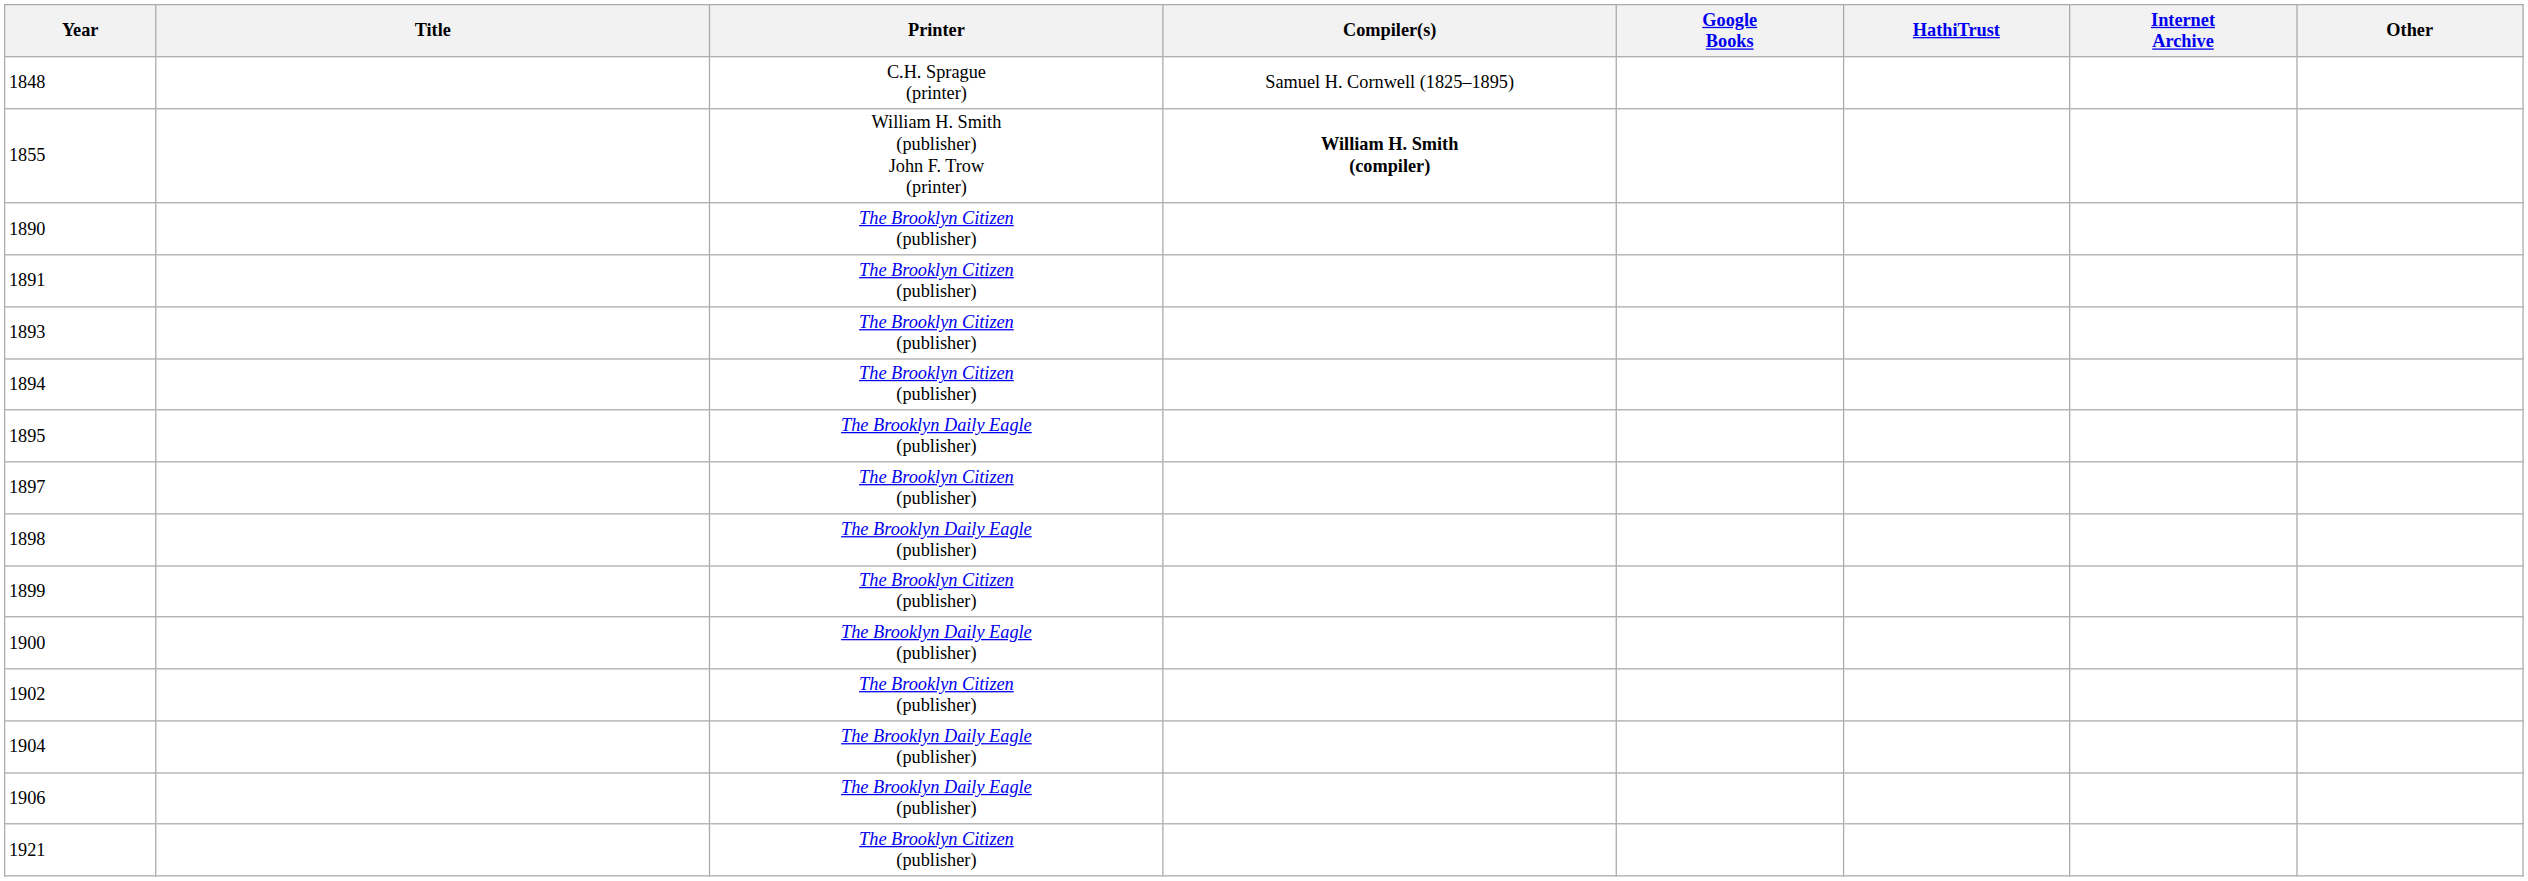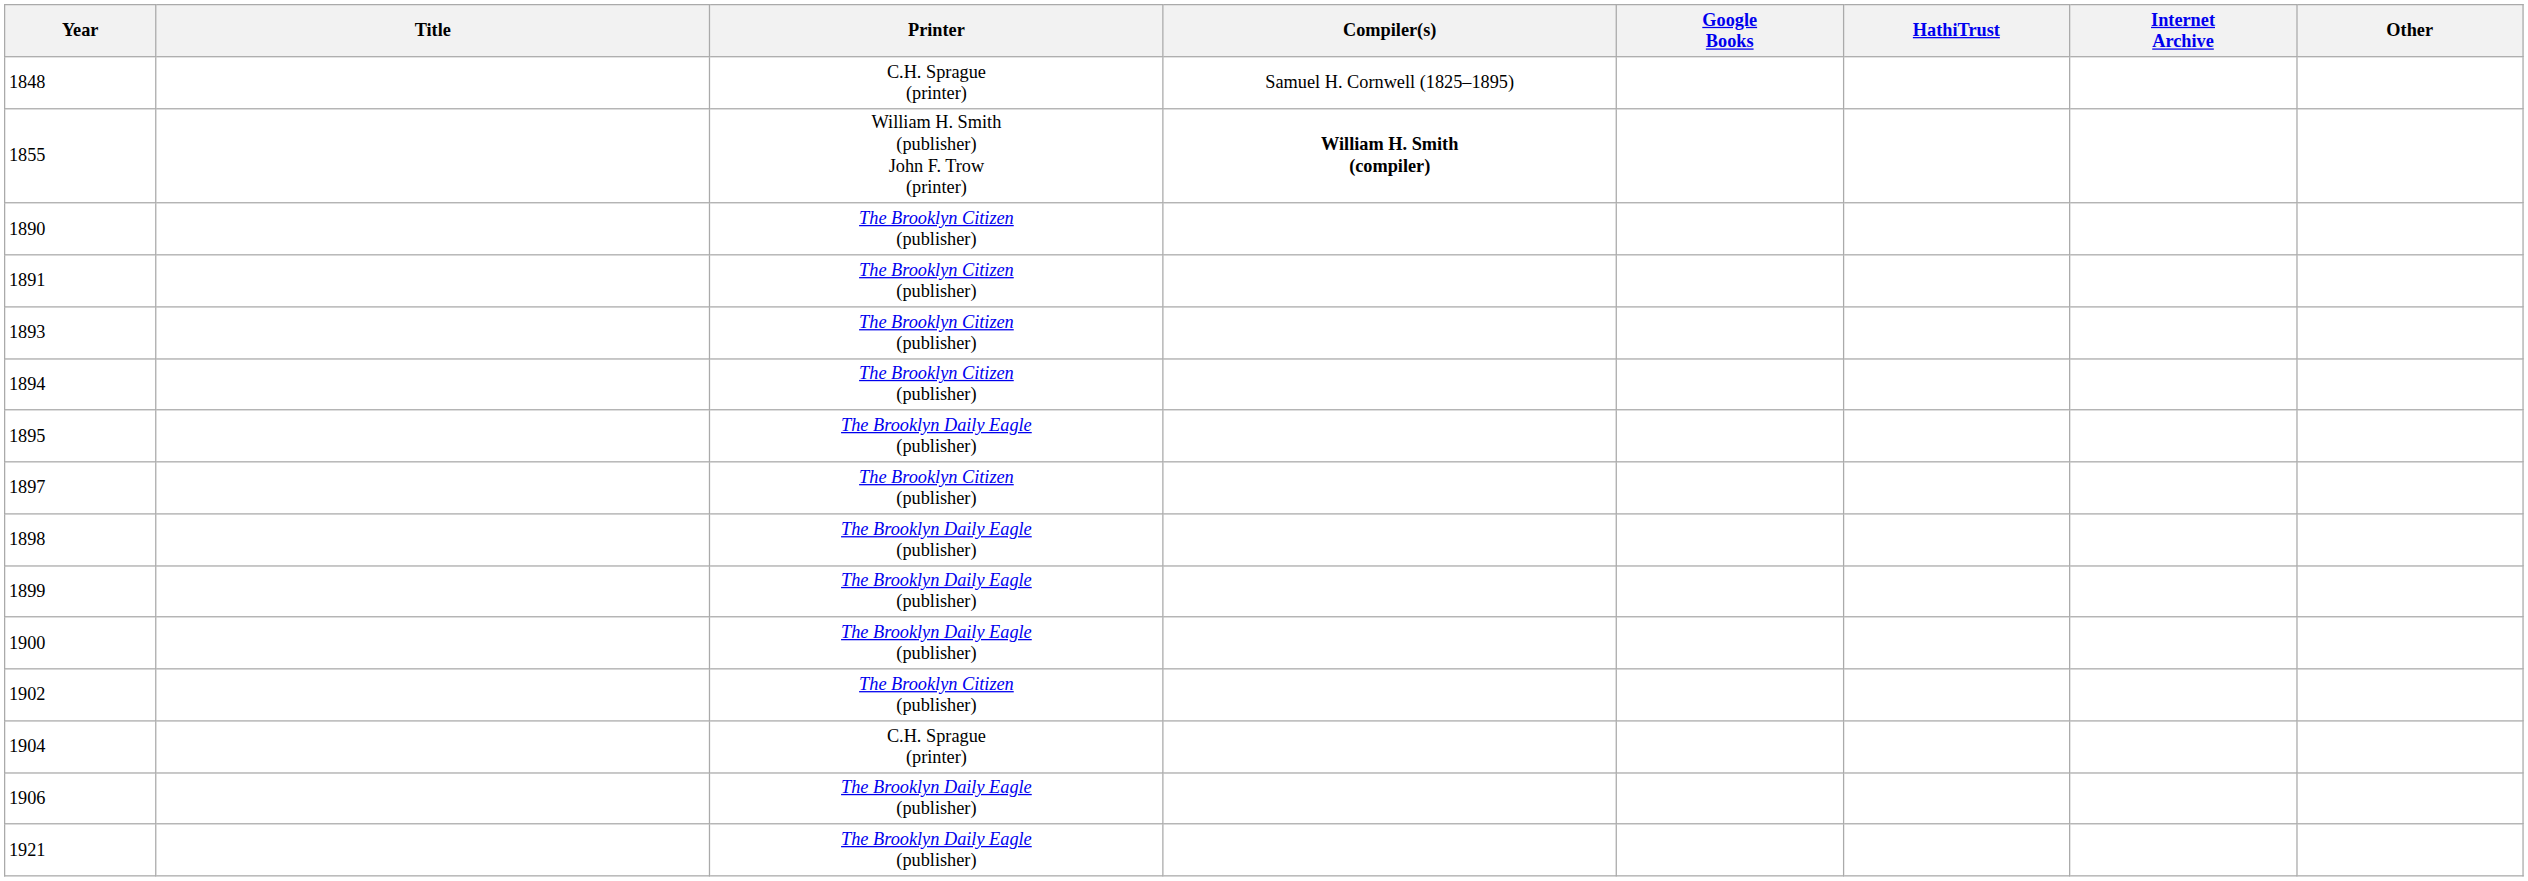(936, 591) The Brooklyn Citizen (publisher) -> (936, 591) The Brooklyn Daily Eagle (publisher)
(936, 746) The Brooklyn Daily Eagle (publisher) -> (936, 746) C.H. Sprague (printer)
(936, 850) The Brooklyn Citizen (publisher) -> (936, 850) The Brooklyn Daily Eagle (publisher)
